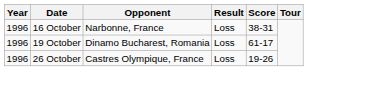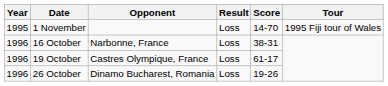+ row: (59, 28)
(147, 43) Dinamo Bucharest, Romania -> (149, 58) Castres Olympique, France
(144, 58) Castres Olympique, France -> (152, 74) Dinamo Bucharest, Romania
